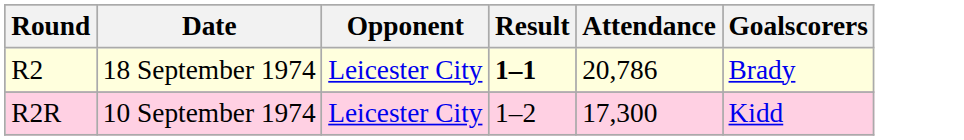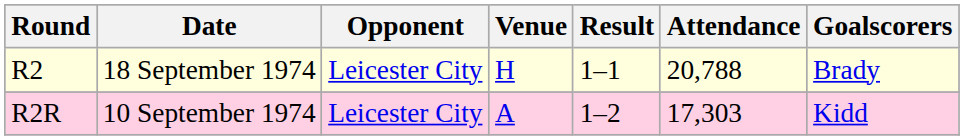+ column: (531, 26)
(516, 69) bold -> (600, 69) normal
(620, 69) 20,786 -> (704, 69) 20,788
(620, 112) 17,300 -> (704, 112) 17,303
